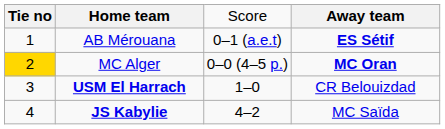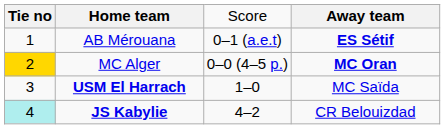(365, 87) CR Belouizdad -> (365, 87) MC Saïda
(30, 111) no background -> (30, 111) paleturquoise background
(365, 111) MC Saïda -> (365, 111) CR Belouizdad
